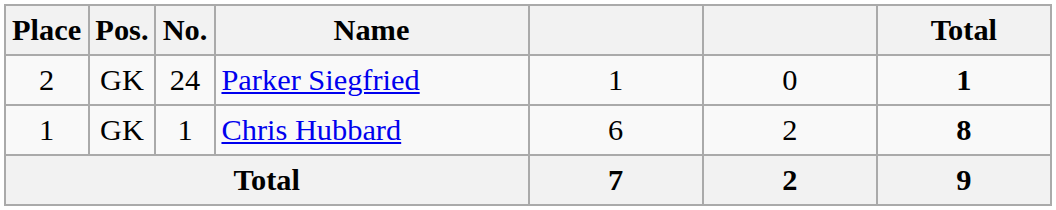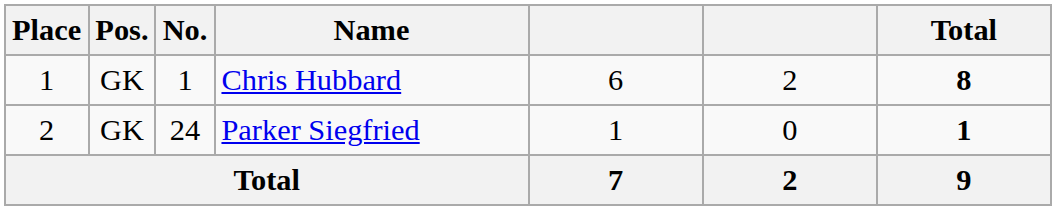rows swapped: (311, 130) <-> (321, 79)
